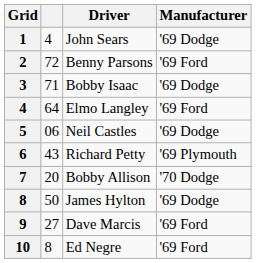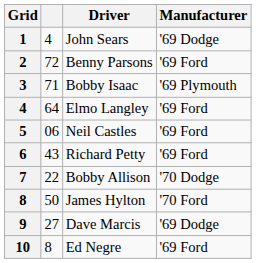(189, 85) '69 Dodge -> (198, 85) '69 Plymouth
(189, 131) '69 Dodge -> (184, 131) '69 Ford
(198, 154) '69 Plymouth -> (184, 154) '69 Ford
(52, 177) 20 -> (52, 177) 22
(189, 200) '69 Dodge -> (184, 200) '70 Ford
(184, 223) '69 Ford -> (189, 223) '69 Dodge
